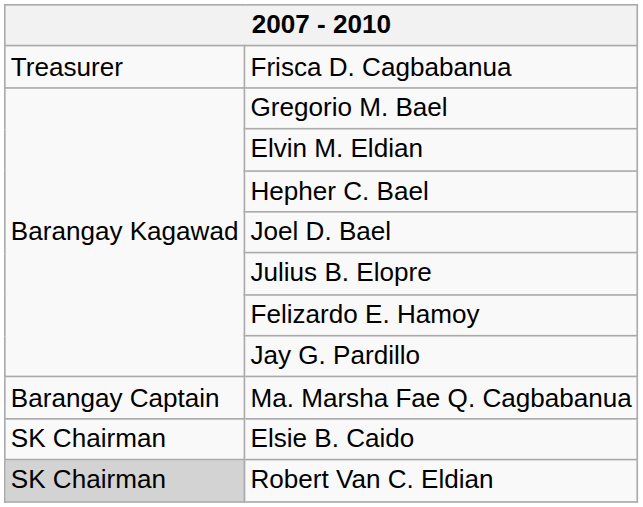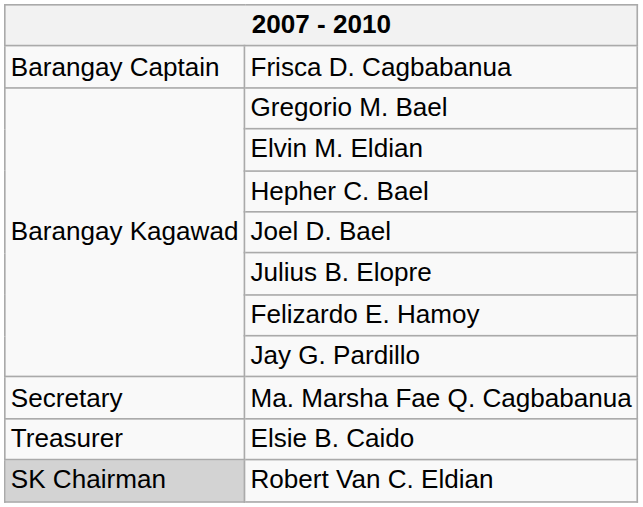(67, 66) Treasurer -> (115, 66) Barangay Captain
(115, 397) Barangay Captain -> (67, 397) Secretary
(88, 438) SK Chairman -> (67, 438) Treasurer
